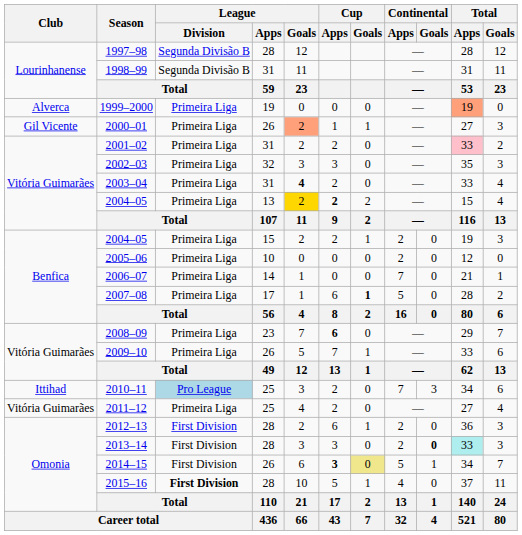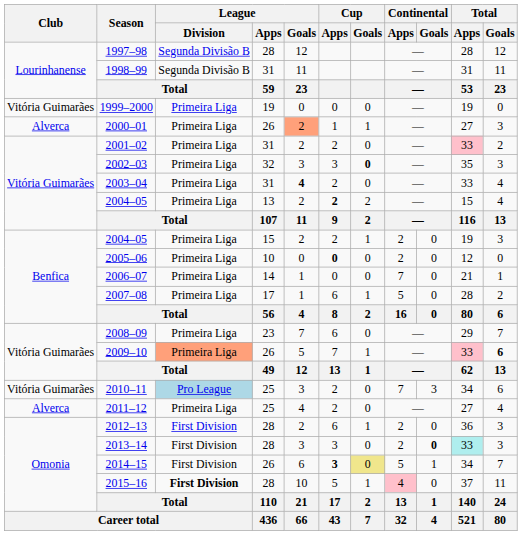(51, 107) Alverca -> (51, 107) Vitória Guimarães
(467, 107) lightsalmon background -> (467, 107) no background
(51, 126) Gil Vicente -> (51, 126) Alverca
(368, 164) normal -> (368, 164) bold
(302, 201) gold background -> (302, 201) no background
(335, 257) normal -> (335, 257) bold
(368, 295) bold -> (368, 295) normal
(335, 333) bold -> (335, 333) normal
(204, 351) no background -> (204, 351) lightsalmon background
(467, 351) no background -> (467, 351) pink background
(500, 351) normal -> (500, 351) bold
(51, 389) Ittihad -> (51, 389) Vitória Guimarães
(51, 408) Vitória Guimarães -> (51, 408) Alverca
(401, 483) no background -> (401, 483) pink background
